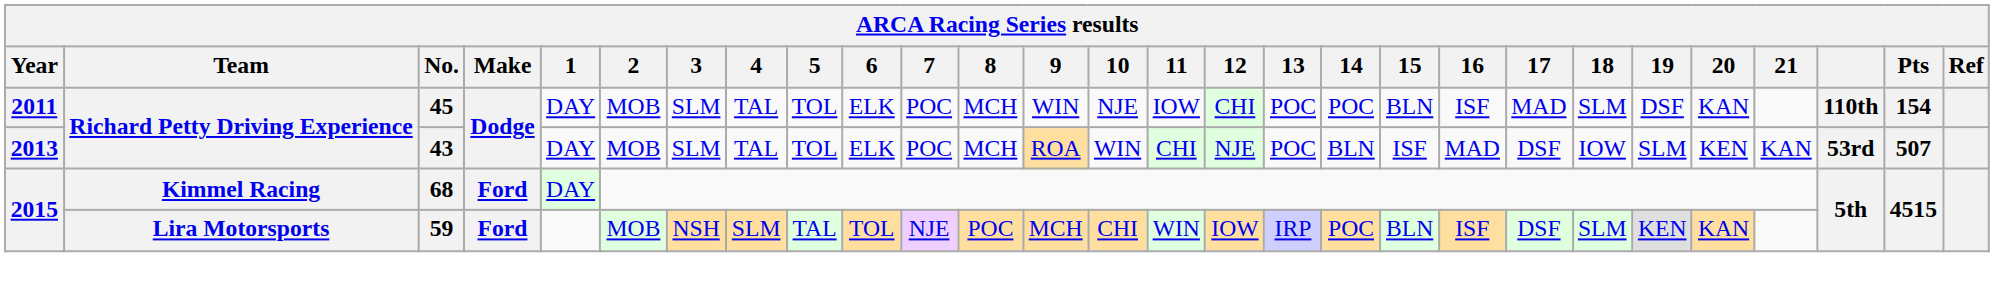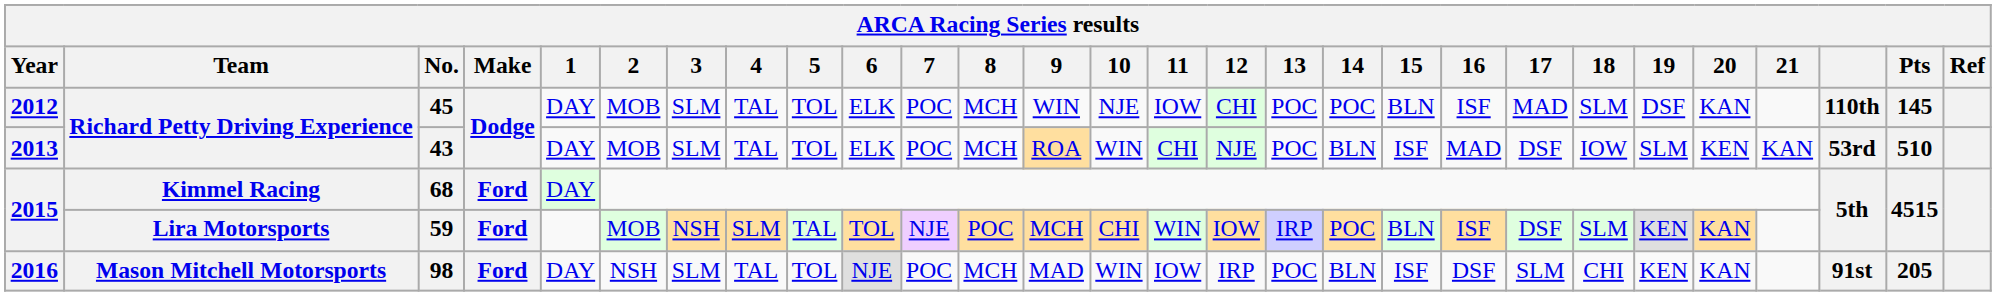(34, 106) 2011 -> (34, 106) 2012
(1913, 106) 154 -> (1915, 106) 145
(1913, 147) 507 -> (1915, 147) 510
+ row: (442, 270)
